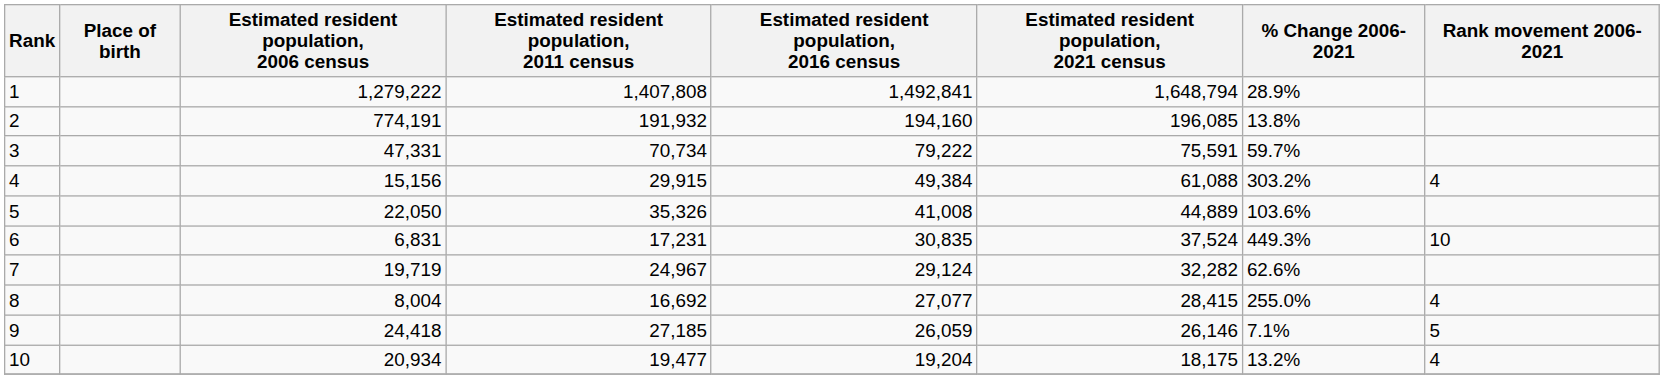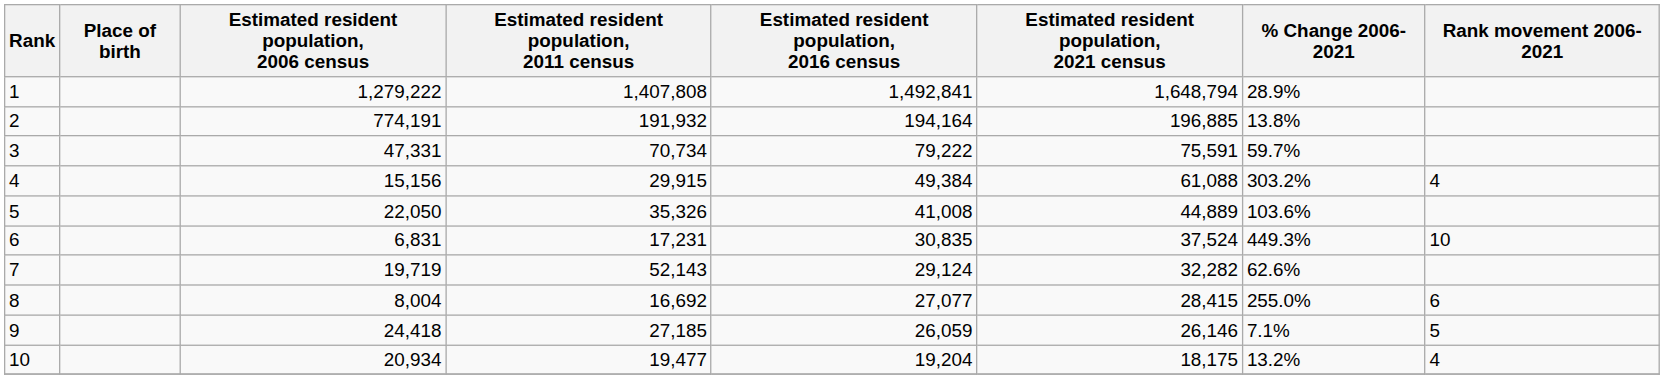(938, 121) 194,160 -> (938, 121) 194,164
(1204, 121) 196,085 -> (1204, 121) 196,885
(678, 270) 24,967 -> (678, 270) 52,143
(1435, 300) 4 -> (1435, 300) 6
